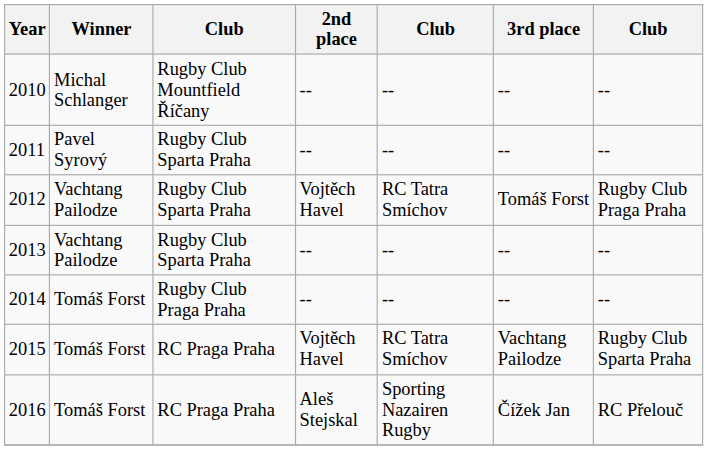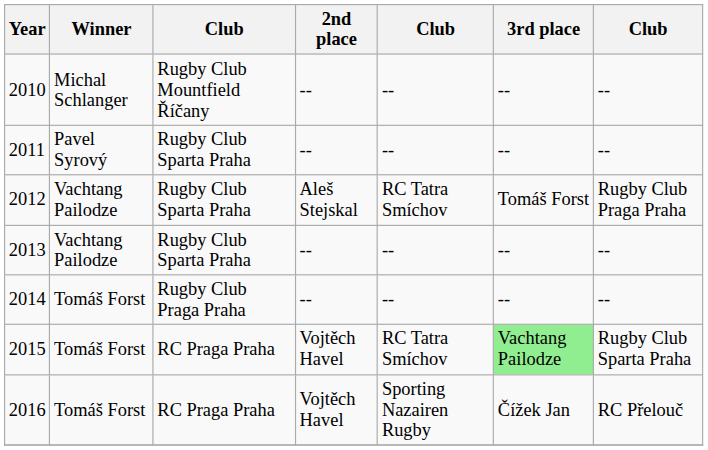(328, 199) Vojtěch Havel -> (329, 199) Aleš Stejskal
(532, 349) no background -> (532, 349) lightgreen background
(329, 409) Aleš Stejskal -> (328, 409) Vojtěch Havel
